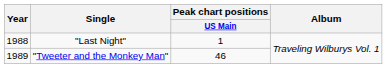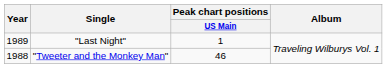(17, 40) 1988 -> (17, 40) 1989
(17, 56) 1989 -> (17, 56) 1988
